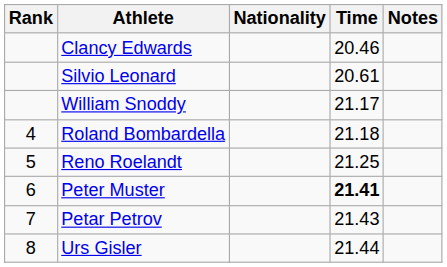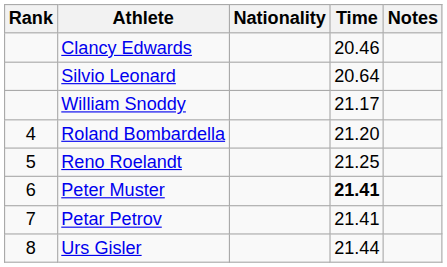(357, 76) 20.61 -> (357, 76) 20.64
(357, 133) 21.18 -> (357, 133) 21.20
(357, 219) 21.43 -> (357, 219) 21.41
